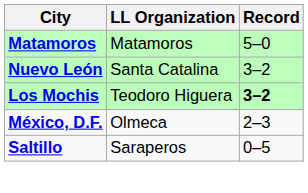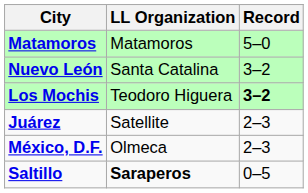+ row: (34, 122)
(148, 148) normal -> (151, 174) bold
